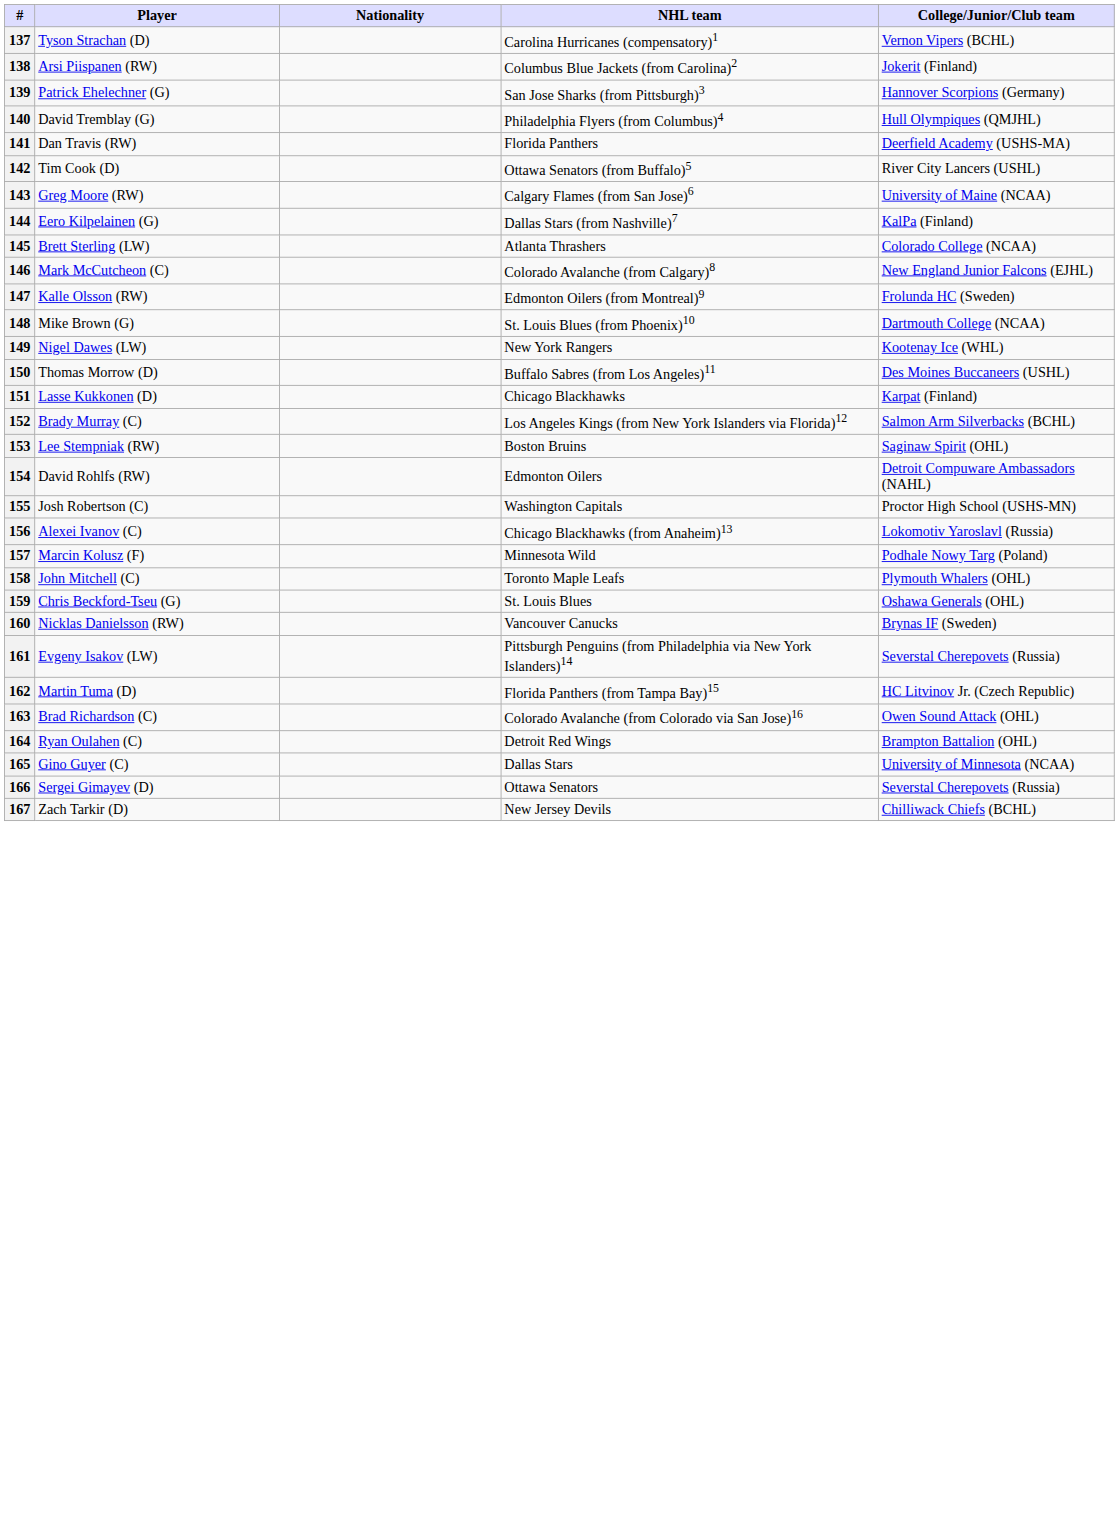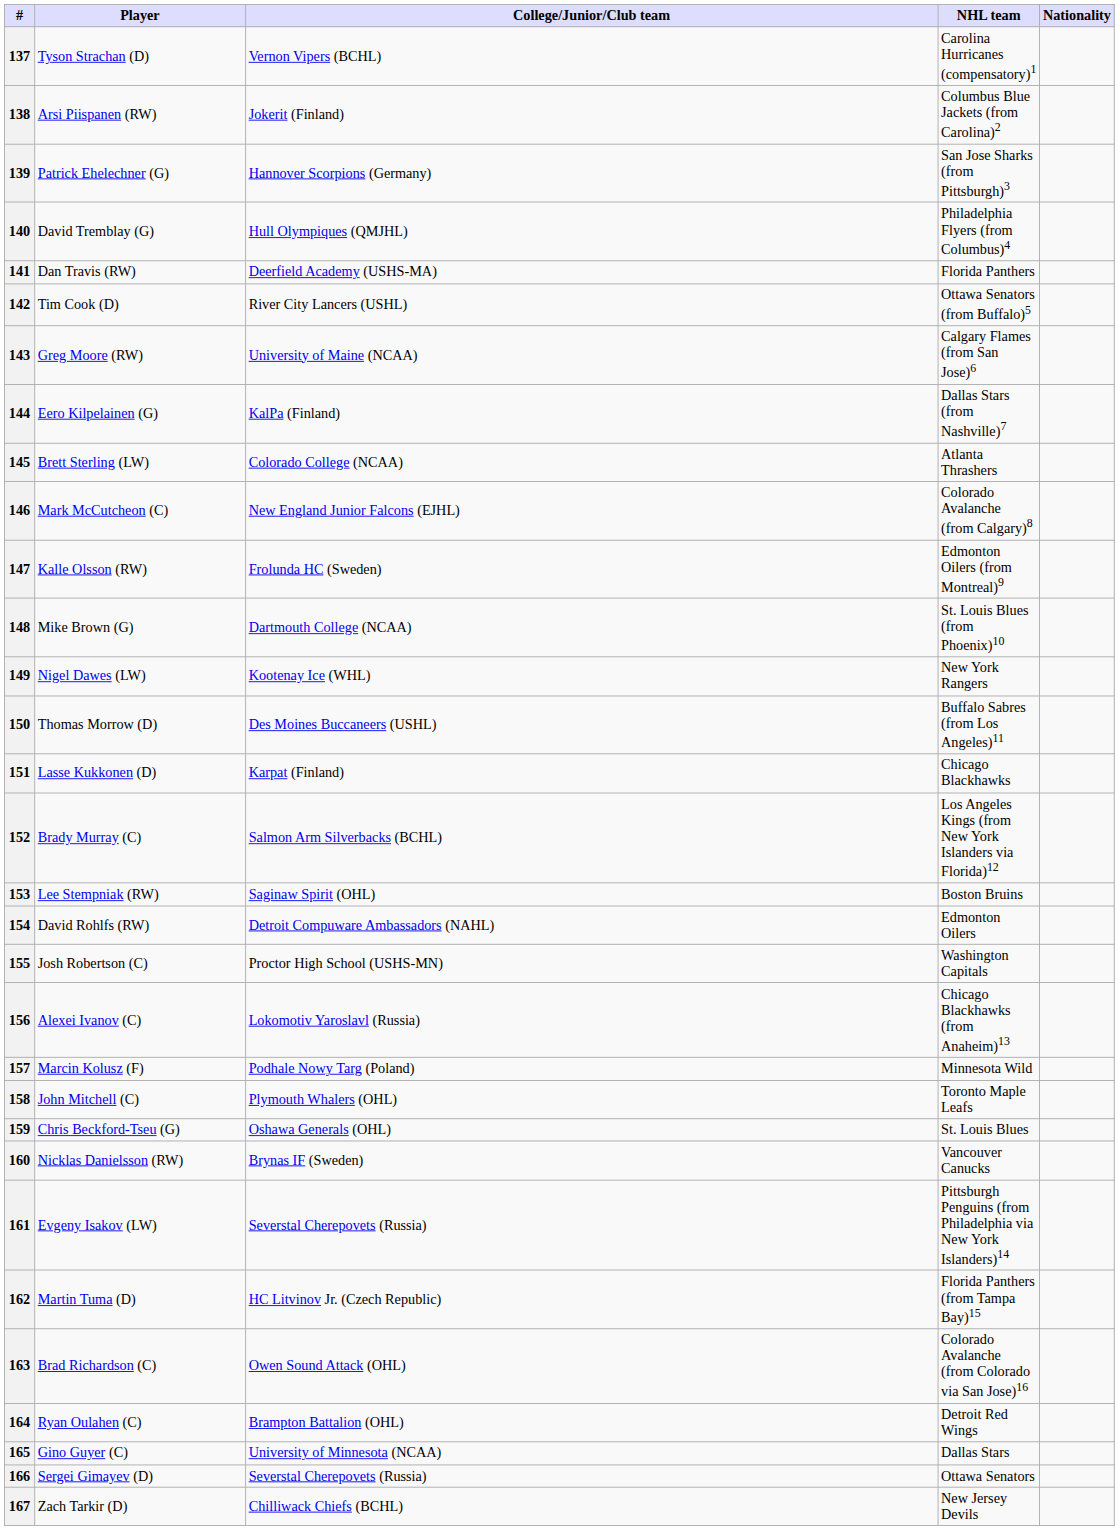columns swapped: (390, 15) <-> (996, 15)
